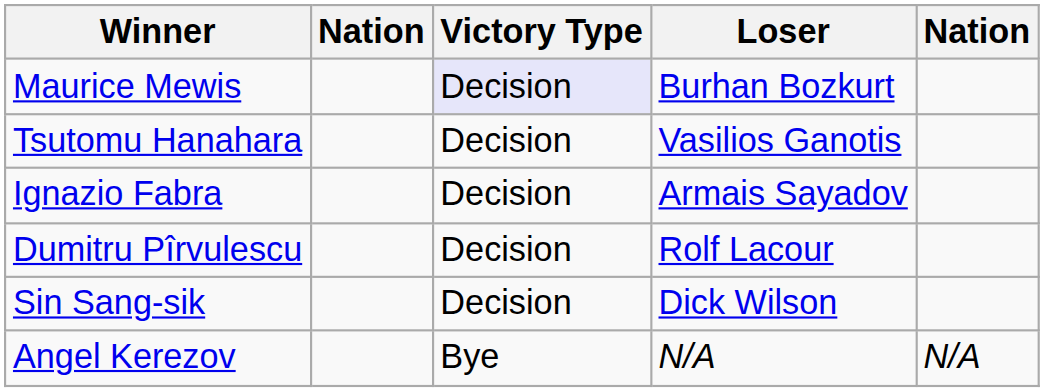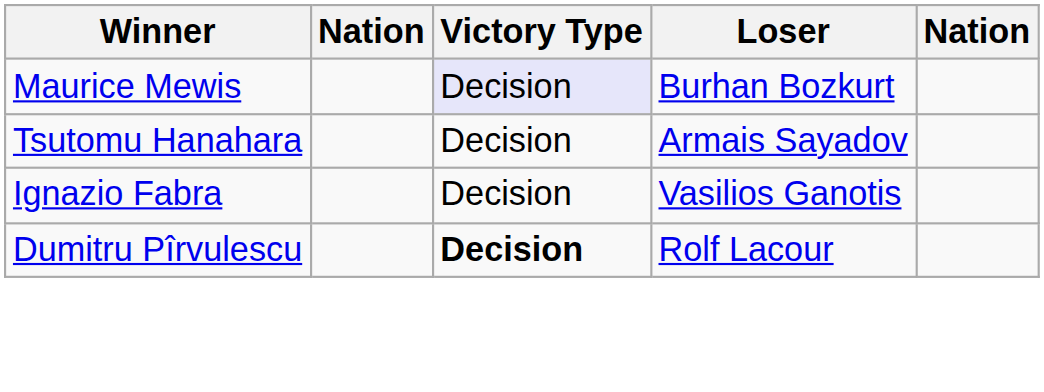(780, 140) Vasilios Ganotis -> (783, 140) Armais Sayadov
(783, 194) Armais Sayadov -> (780, 194) Vasilios Ganotis
(506, 248) normal -> (512, 248) bold
- row: (109, 303)
- row: (124, 357)
